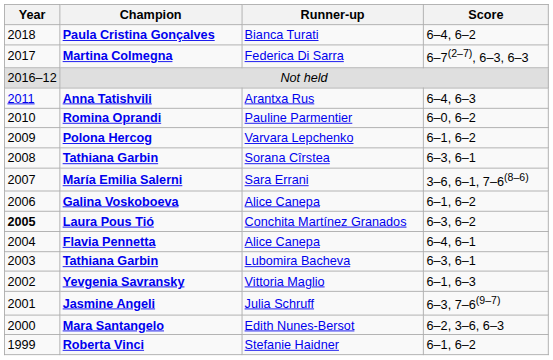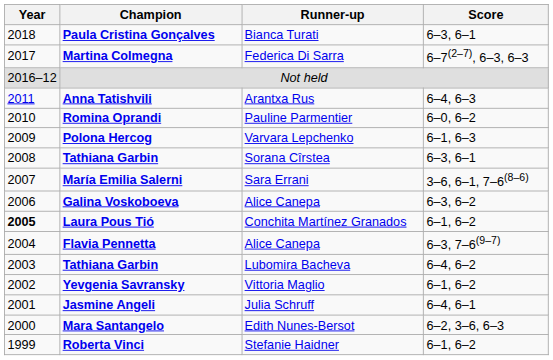(451, 35) 6–4, 6–2 -> (451, 35) 6–3, 6–1
(451, 138) 6–1, 6–2 -> (451, 138) 6–1, 6–3
(451, 202) 6–1, 6–2 -> (451, 202) 6–3, 6–2
(451, 222) 6–3, 6–2 -> (451, 222) 6–1, 6–2
(451, 242) 6–4, 6–1 -> (464, 243) 6–3, 7–6(9–7)
(451, 262) 6–3, 6–1 -> (451, 265) 6–4, 6–2
(451, 282) 6–1, 6–3 -> (451, 285) 6–1, 6–2
(464, 303) 6–3, 7–6(9–7) -> (451, 305) 6–4, 6–1
